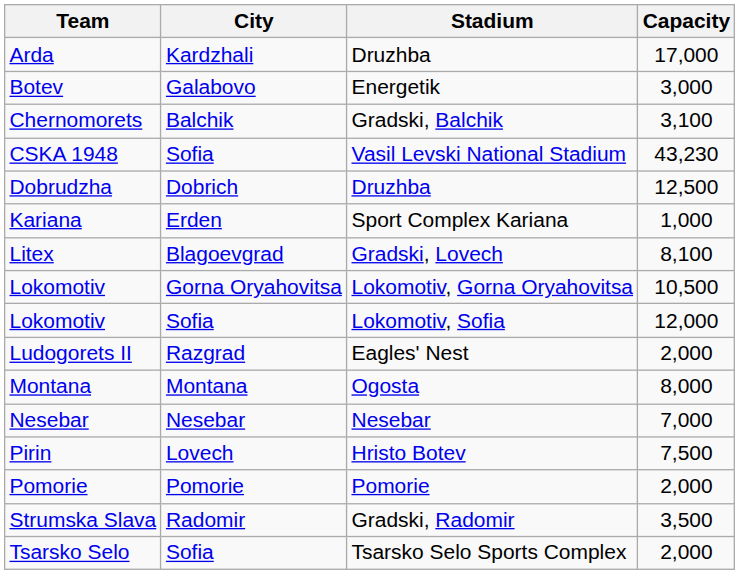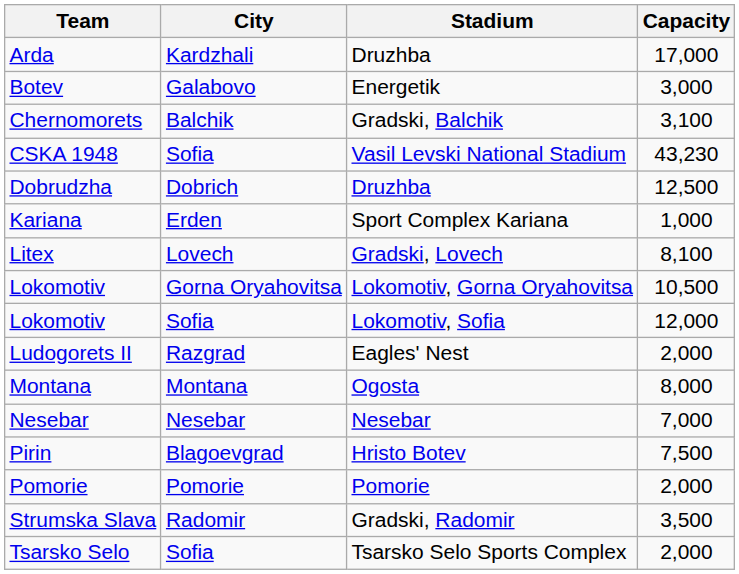(225, 253) Blagoevgrad -> (200, 253) Lovech
(200, 453) Lovech -> (225, 453) Blagoevgrad
